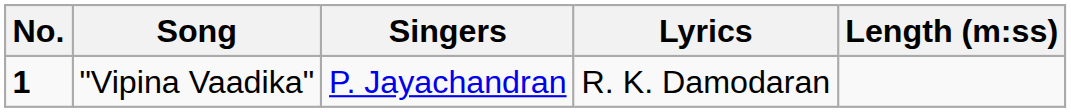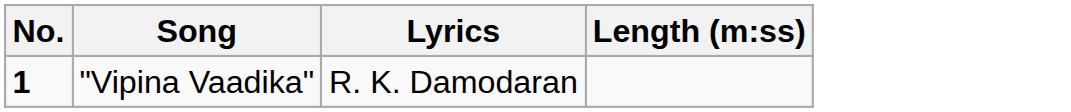- column: (448, 31)
